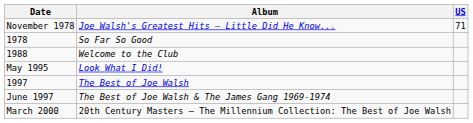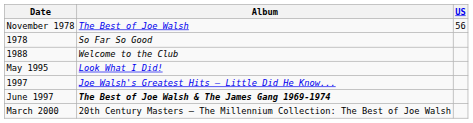(207, 26) Joe Walsh's Greatest Hits – Little Did He Know... -> (134, 26) The Best of Joe Walsh
(460, 26) 71 -> (460, 26) 56
(134, 82) The Best of Joe Walsh -> (207, 82) Joe Walsh's Greatest Hits – Little Did He Know...
(205, 97) normal -> (205, 97) bold
